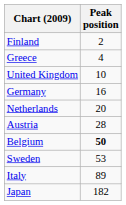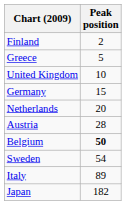(101, 58) 4 -> (101, 58) 5
(101, 91) 16 -> (101, 91) 15
(101, 158) 53 -> (101, 158) 54
